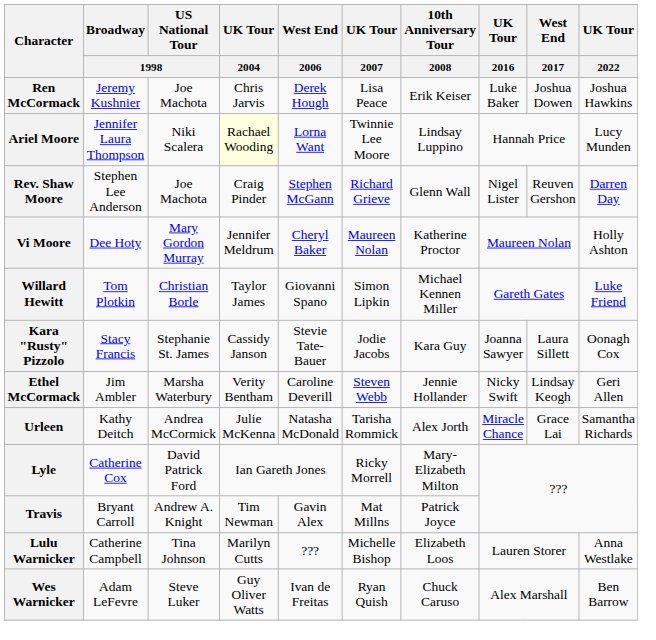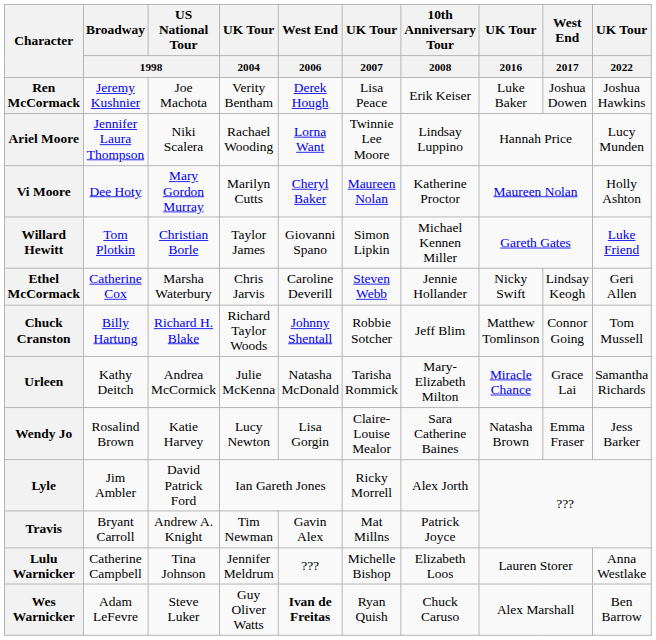(249, 95) Chris Jarvis -> (249, 95) Verity Bentham
(249, 139) lightyellow background -> (249, 139) no background
- row: (44, 191)
(249, 242) Jennifer Meldrum -> (249, 191) Marilyn Cutts
- row: (44, 345)
(115, 389) Jim Ambler -> (115, 286) Catherine Cox
(249, 389) Verity Bentham -> (249, 286) Chris Jarvis
+ row: (44, 330)
(440, 426) Alex Jorth -> (440, 382) Mary-Elizabeth Milton
+ row: (44, 433)
(115, 470) Catherine Cox -> (115, 485) Jim Ambler
(440, 470) Mary-Elizabeth Milton -> (440, 485) Alex Jorth
(249, 550) Marilyn Cutts -> (249, 565) Jennifer Meldrum
(310, 594) normal -> (310, 609) bold
